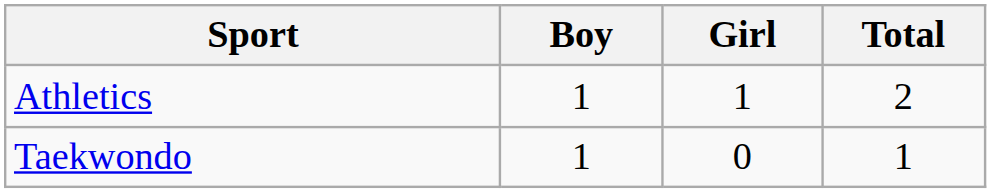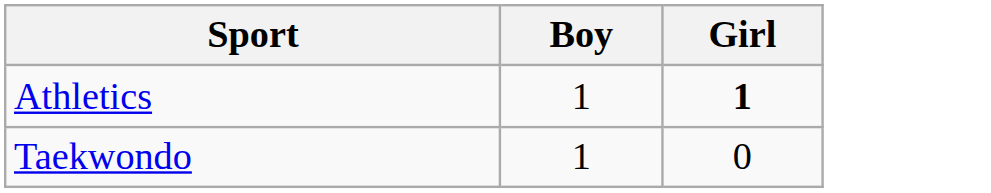- column: (903, 34)
(742, 95) normal -> (742, 95) bold
